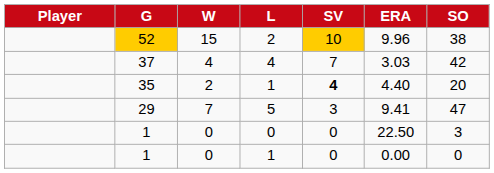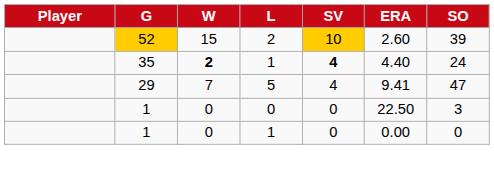(396, 39) 9.96 -> (396, 39) 2.60
(458, 39) 38 -> (458, 39) 39
- row: (146, 62)
(209, 86) normal -> (209, 62) bold
(458, 86) 20 -> (458, 62) 24
(333, 109) 3 -> (333, 86) 4
